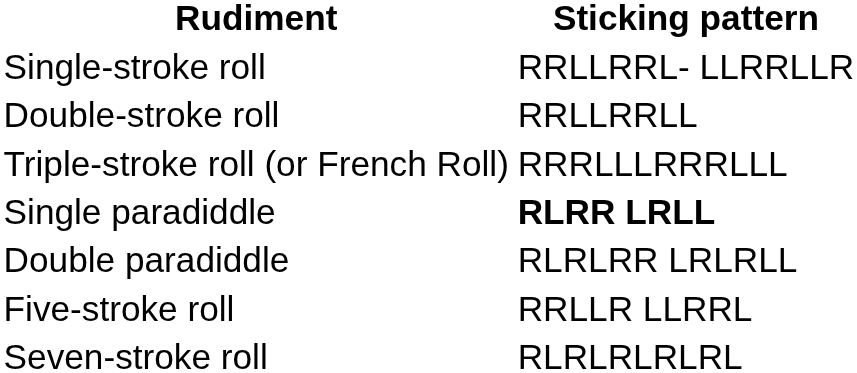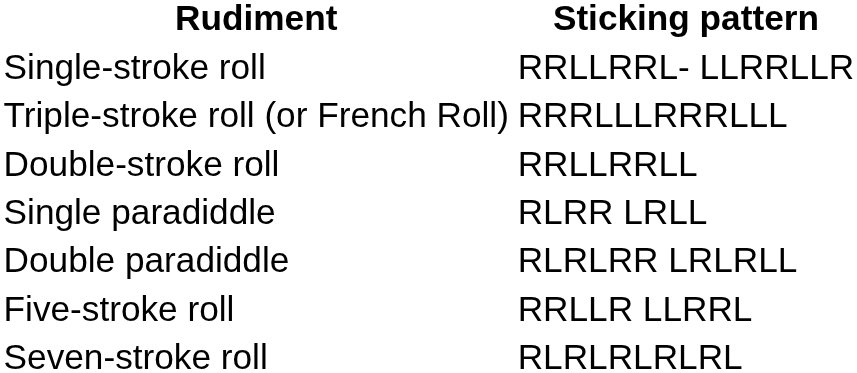rows swapped: (142, 115) <-> (256, 164)
(616, 212) bold -> (613, 212) normal
